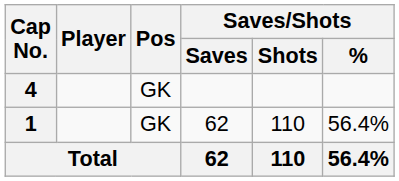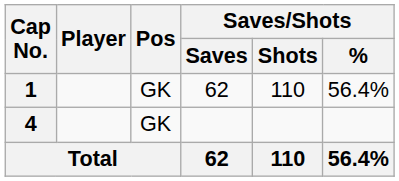rows swapped: (31, 124) <-> (31, 90)
